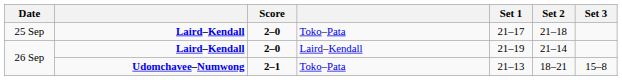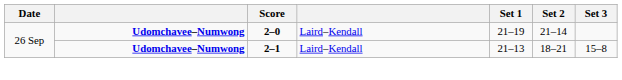- row: (29, 31)
(210, 49) Laird–Kendall -> (188, 31) Udomchavee–Numwong
(323, 67) Toko–Pata -> (331, 49) Laird–Kendall
